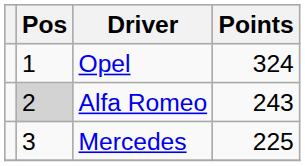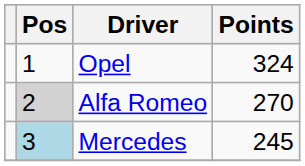(273, 102) 243 -> (273, 102) 270
(29, 141) no background -> (29, 141) lightblue background
(273, 141) 225 -> (273, 141) 245
